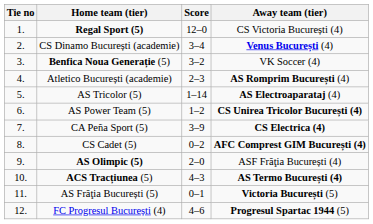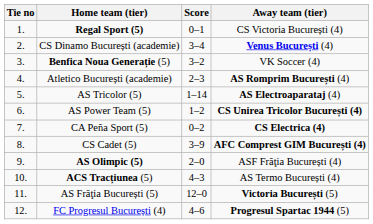(197, 29) 12–0 -> (197, 29) 0–1
(197, 128) 3–9 -> (197, 128) 0–2
(197, 144) 0–2 -> (197, 144) 3–9
(290, 177) bold -> (290, 177) normal
(197, 194) 0–1 -> (197, 194) 12–0
